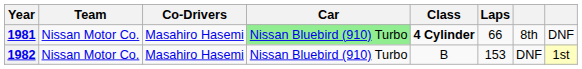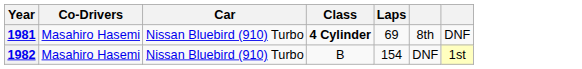- column: (90, 15)
(329, 35) lightgreen background -> (225, 35) no background
(495, 35) 66 -> (392, 35) 69
(495, 55) 153 -> (392, 55) 154
